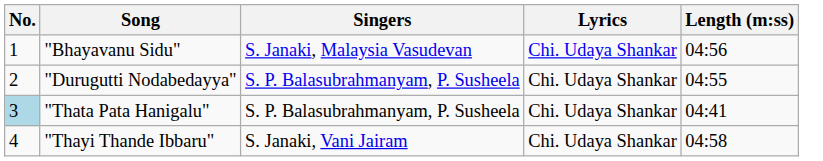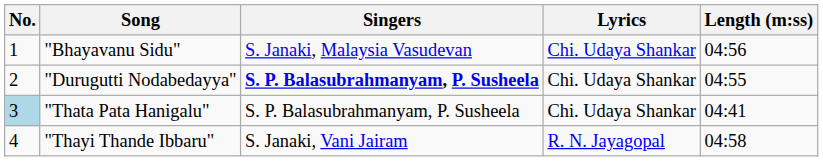(382, 80) normal -> (392, 80) bold
(603, 141) Chi. Udaya Shankar -> (606, 141) R. N. Jayagopal
